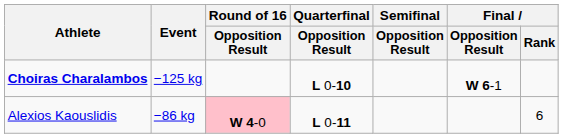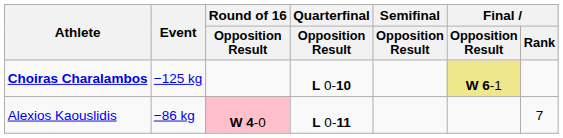(484, 86) no background -> (484, 86) khaki background
(539, 115) 6 -> (539, 115) 7
